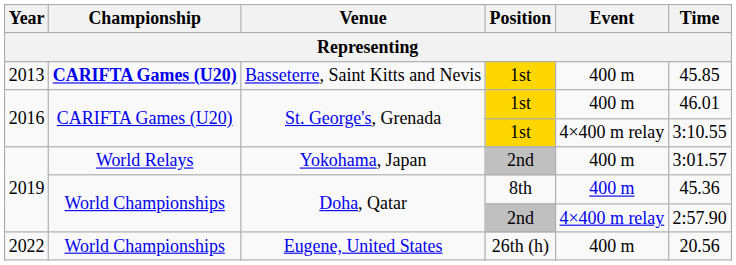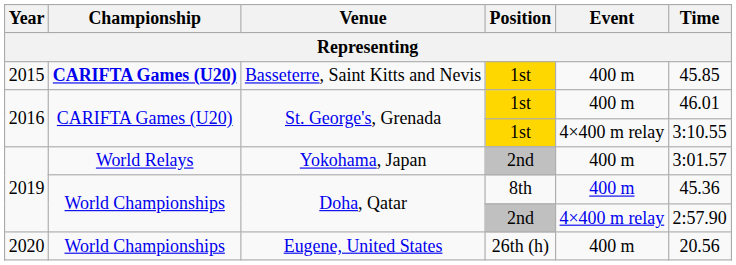(27, 75) 2013 -> (27, 75) 2015
(27, 246) 2022 -> (27, 246) 2020
